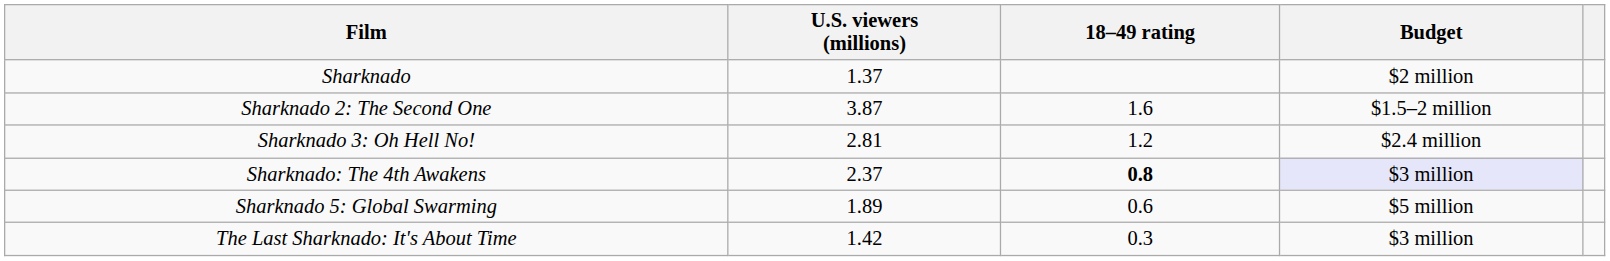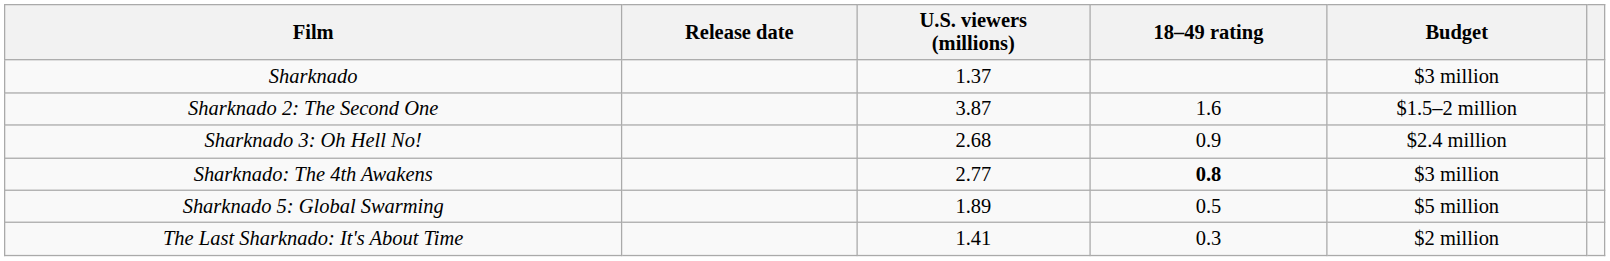+ column: (739, 32)
(1431, 76) $2 million -> (1457, 76) $3 million
(865, 141) 2.81 -> (973, 141) 2.68
(1140, 141) 1.2 -> (1208, 141) 0.9
(865, 173) 2.37 -> (973, 173) 2.77
(1431, 173) lavender background -> (1457, 173) no background
(1140, 206) 0.6 -> (1208, 206) 0.5
(865, 238) 1.42 -> (973, 238) 1.41
(1431, 238) $3 million -> (1457, 238) $2 million
